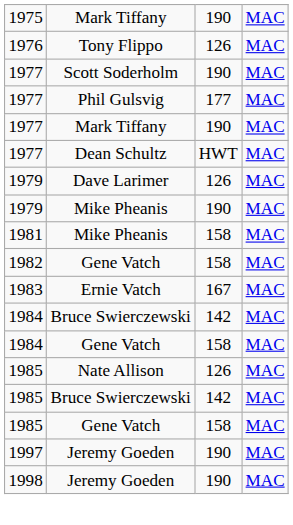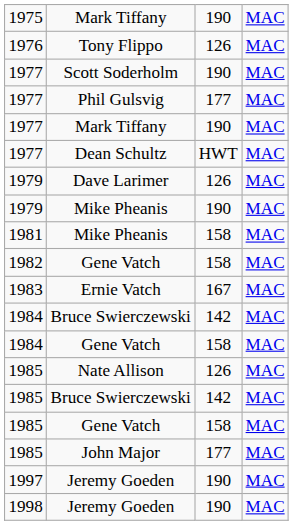+ row: (26, 452)
